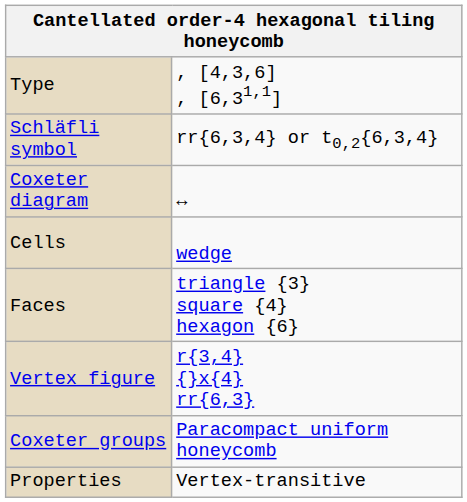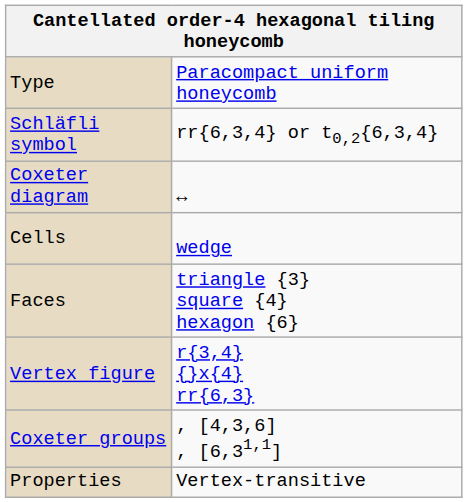(229, 85) , [4,3,6] , [6,31,1] -> (282, 83) Paracompact uniform honeycomb
(282, 441) Paracompact uniform honeycomb -> (229, 439) , [4,3,6] , [6,31,1]
